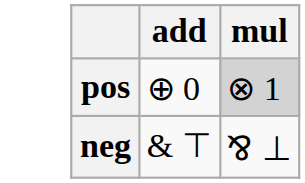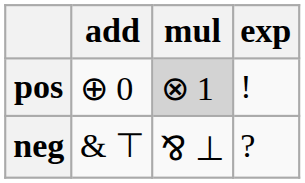+ column: (266, 31)
